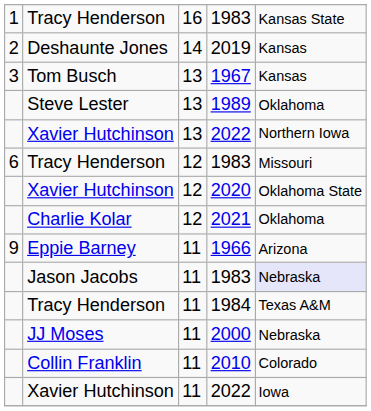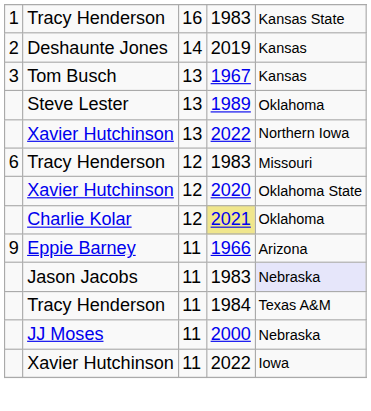(231, 219) no background -> (231, 219) khaki background
- row: (84, 362)
